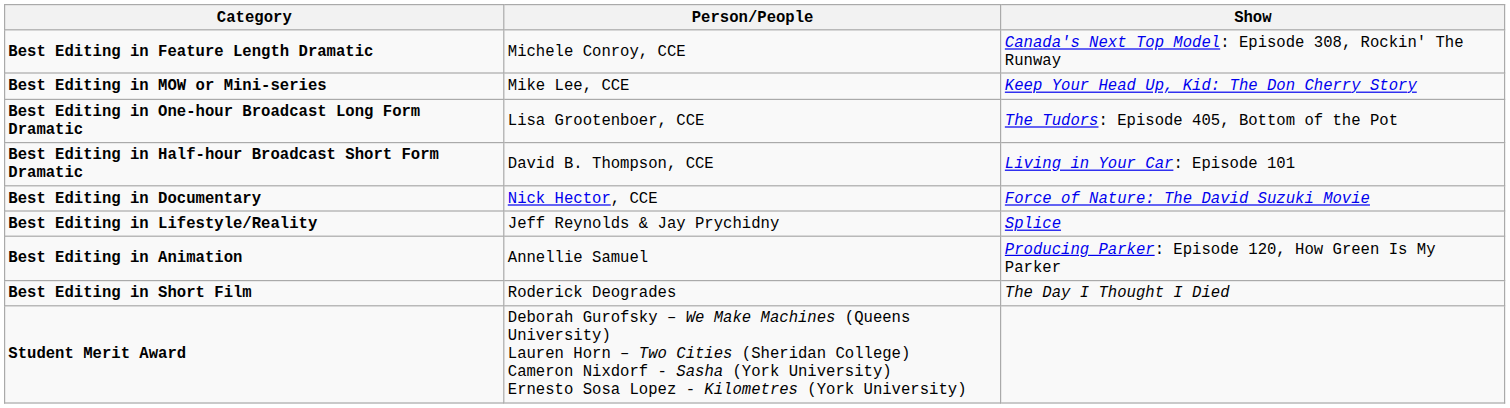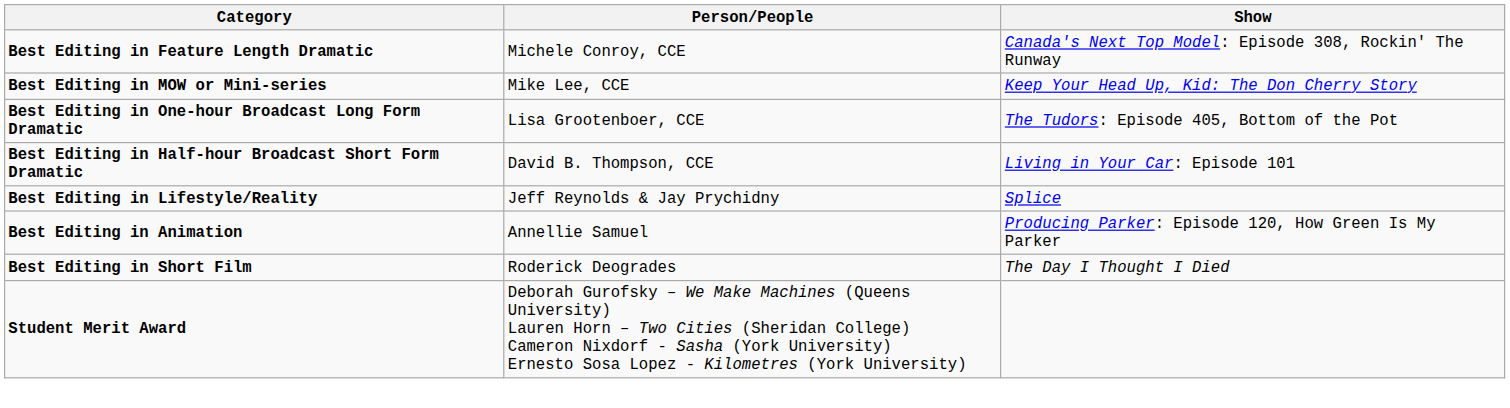- row: (135, 198)
